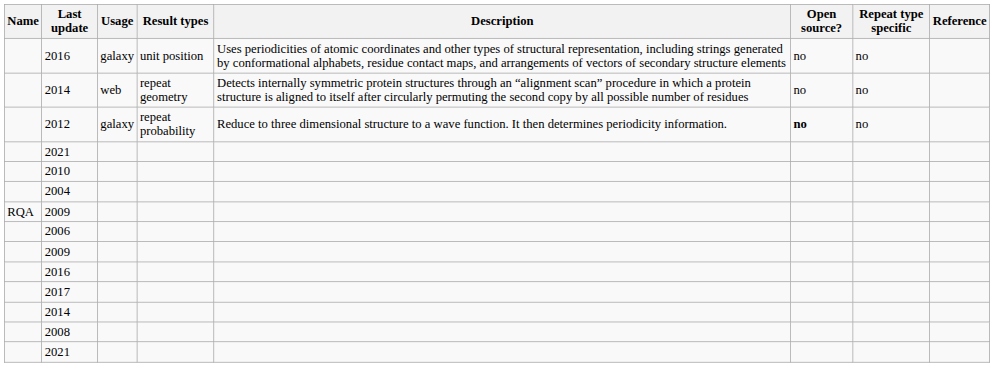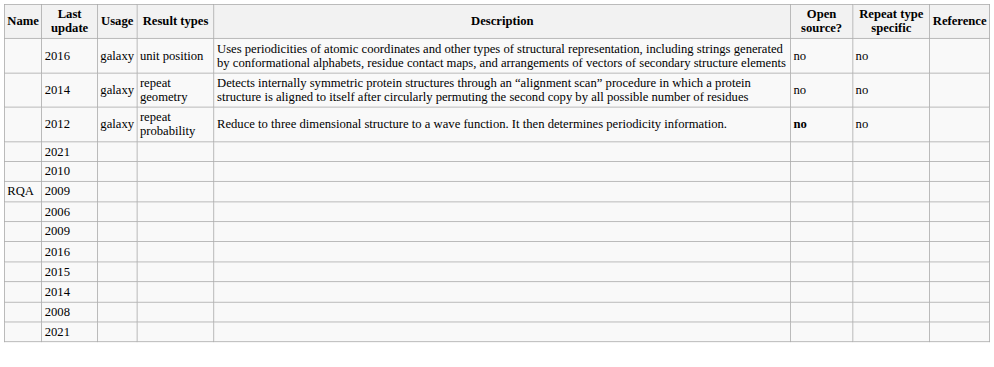(111, 90) web -> (117, 90) galaxy
- row: (57, 191)
+ row: (57, 271)
- row: (57, 291)
